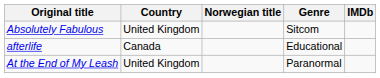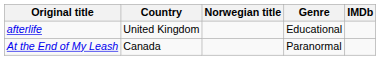- row: (55, 30)
(142, 47) Canada -> (161, 30) United Kingdom
(161, 64) United Kingdom -> (142, 47) Canada
